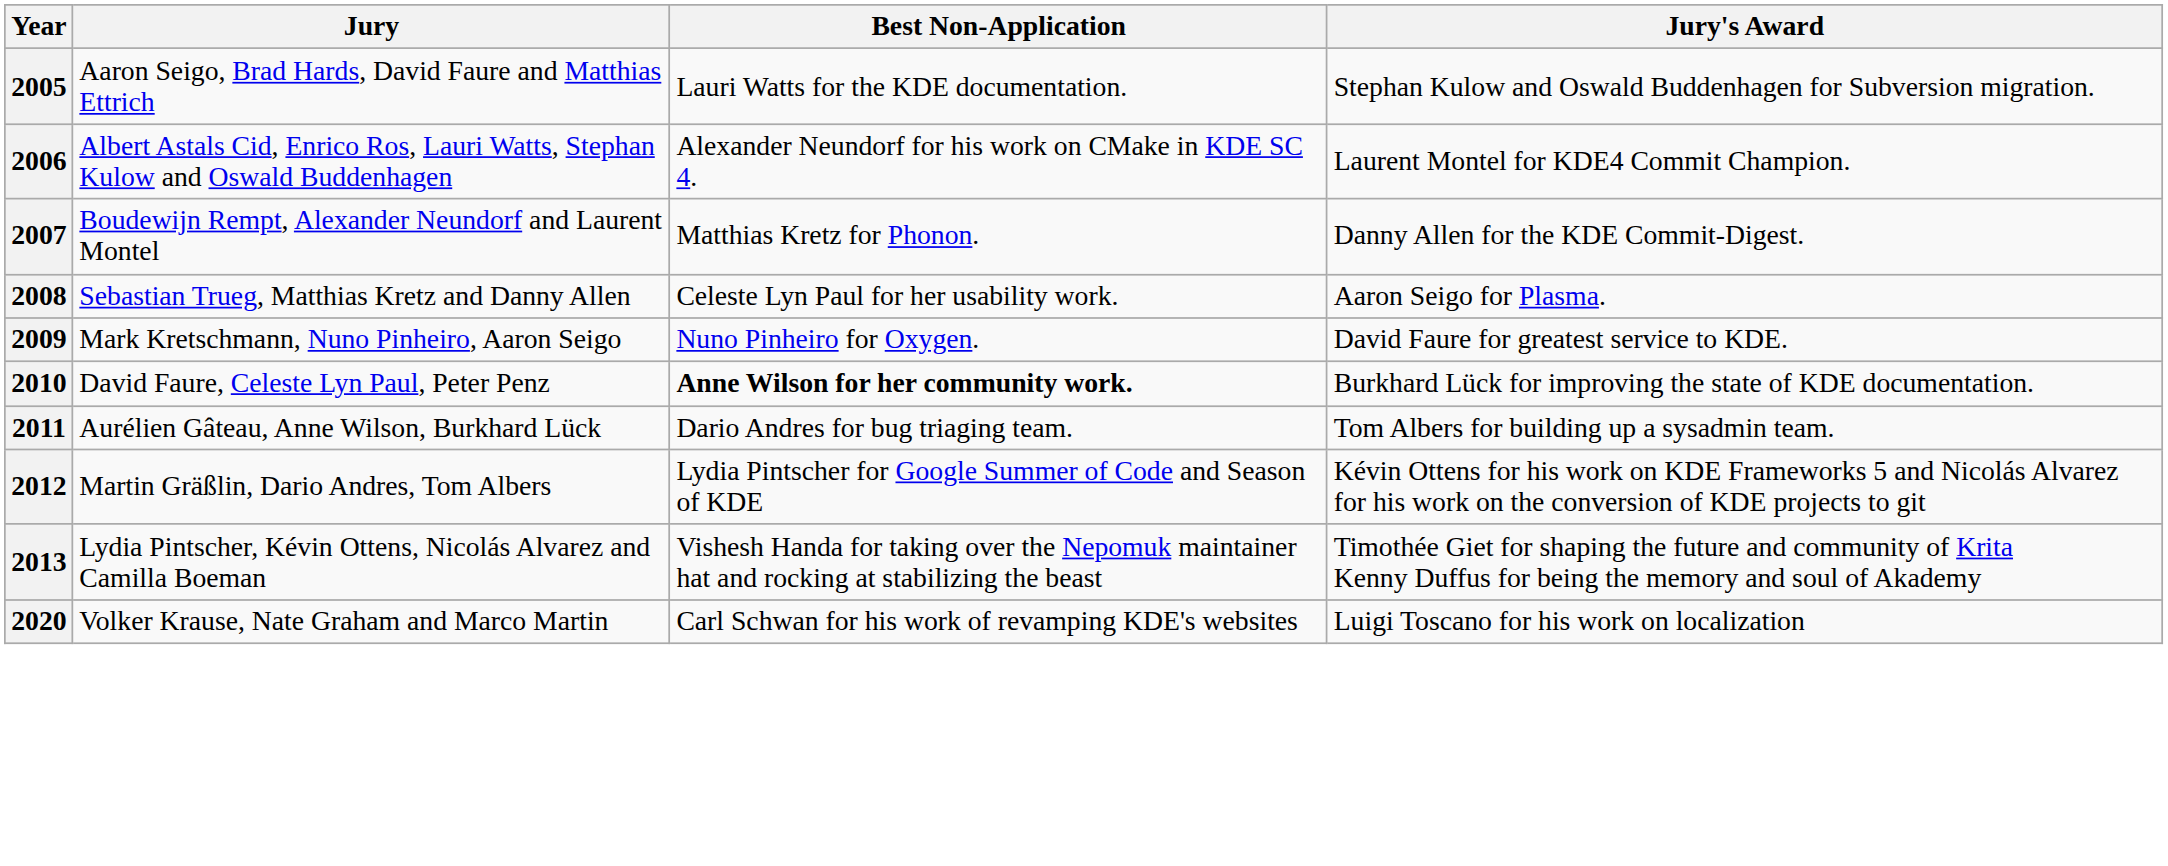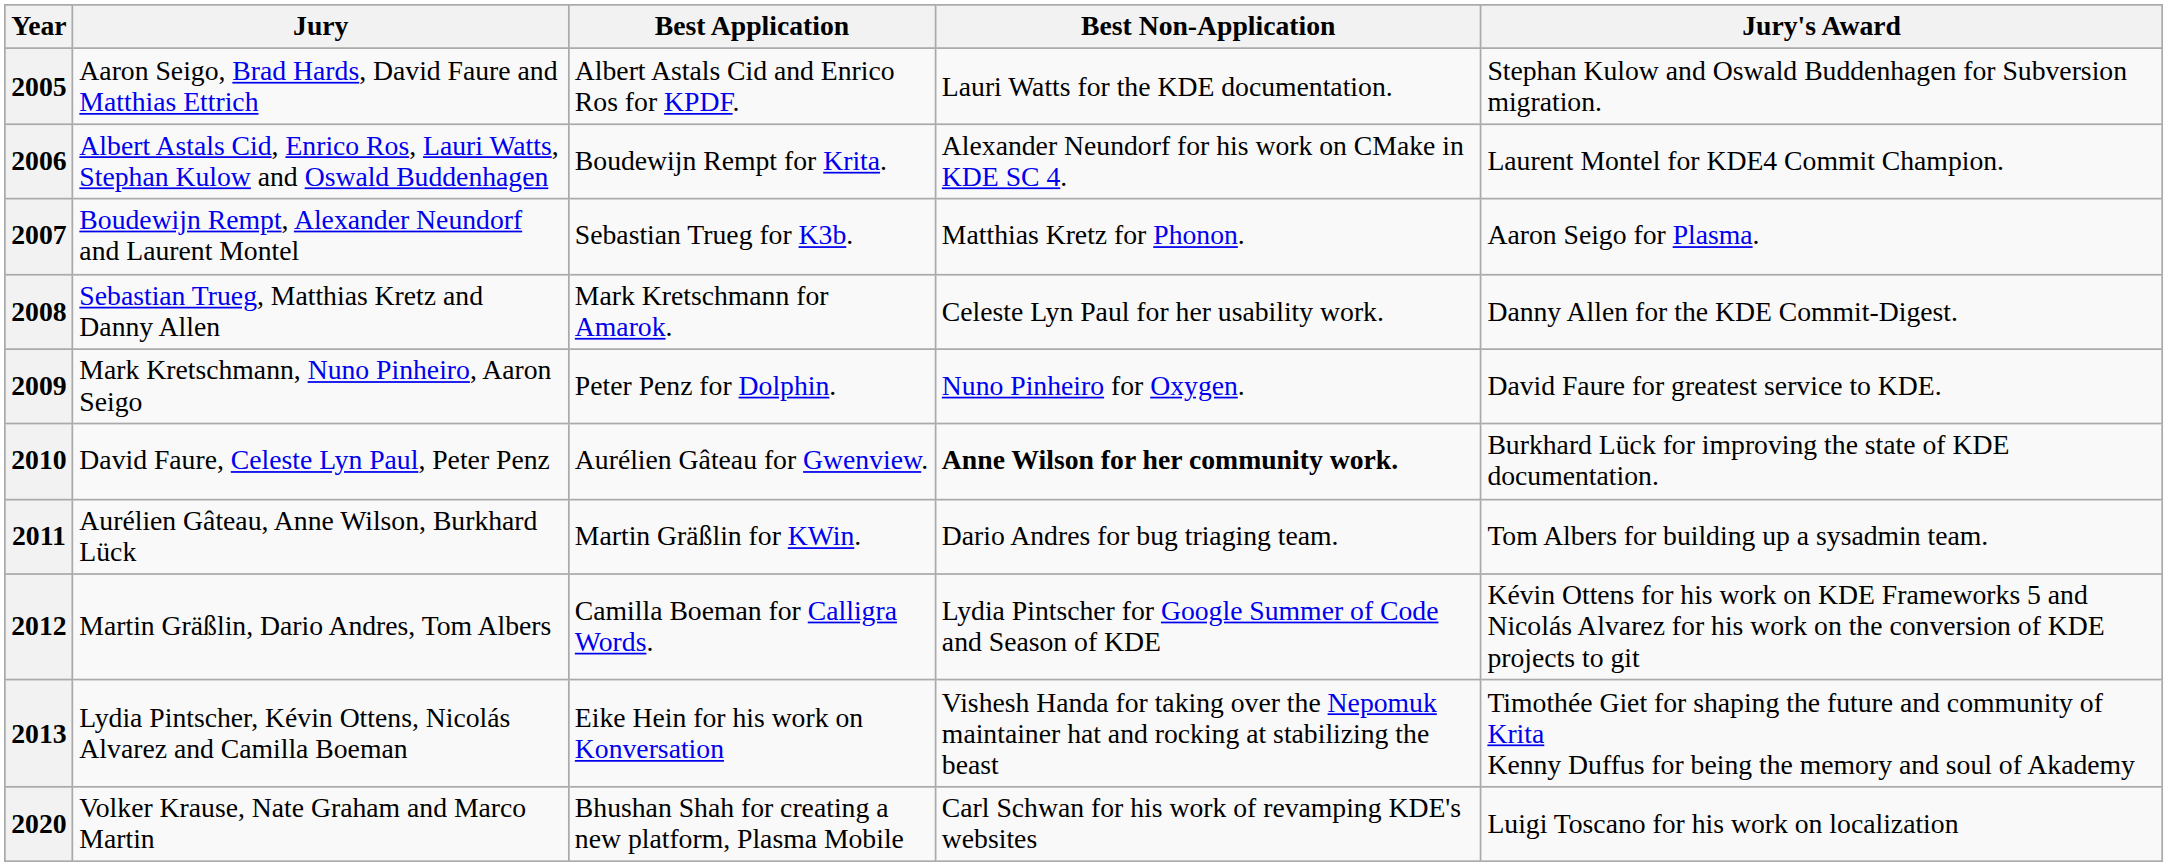+ column: (752, 26)
(1569, 235) Danny Allen for the KDE Commit-Digest. -> (1623, 235) Aaron Seigo for Plasma.
(1470, 295) Aaron Seigo for Plasma. -> (1723, 311) Danny Allen for the KDE Commit-Digest.
